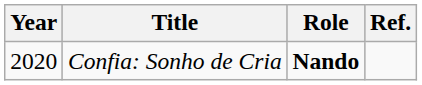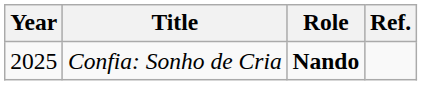(34, 60) 2020 -> (34, 60) 2025
